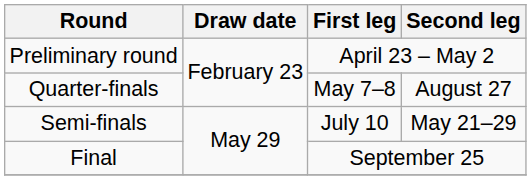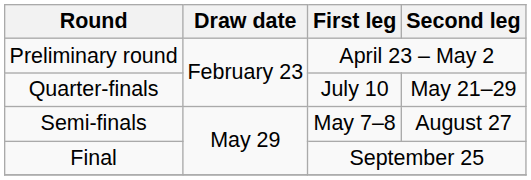(355, 89) May 7–8 -> (355, 89) July 10
(463, 89) August 27 -> (463, 89) May 21–29
(355, 123) July 10 -> (355, 123) May 7–8
(463, 123) May 21–29 -> (463, 123) August 27
